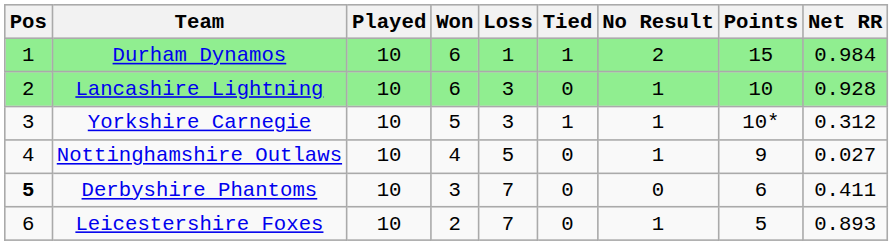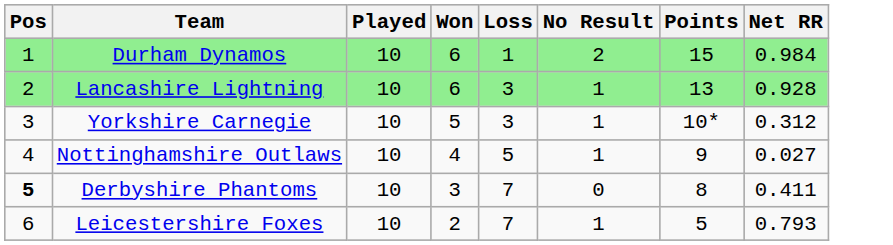- column: (568, 22)
(761, 89) 10 -> (701, 89) 13
(761, 190) 6 -> (701, 190) 8
(845, 224) 0.893 -> (786, 224) 0.793
